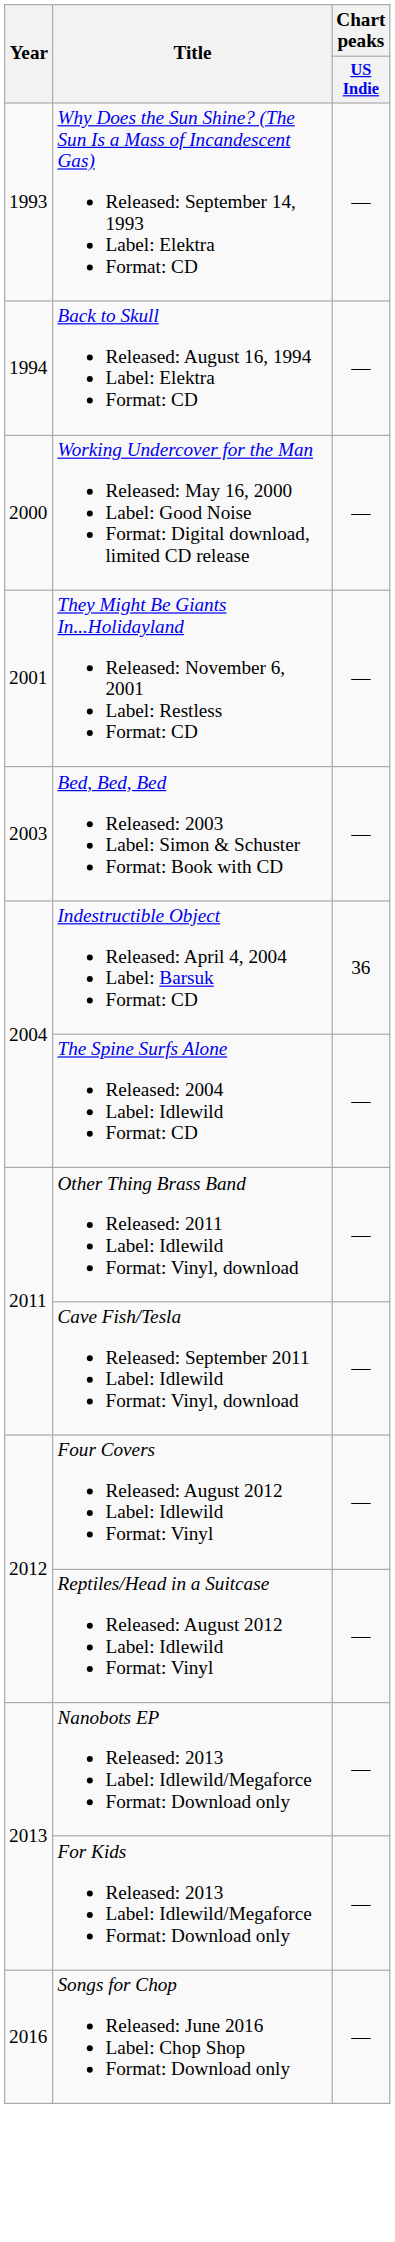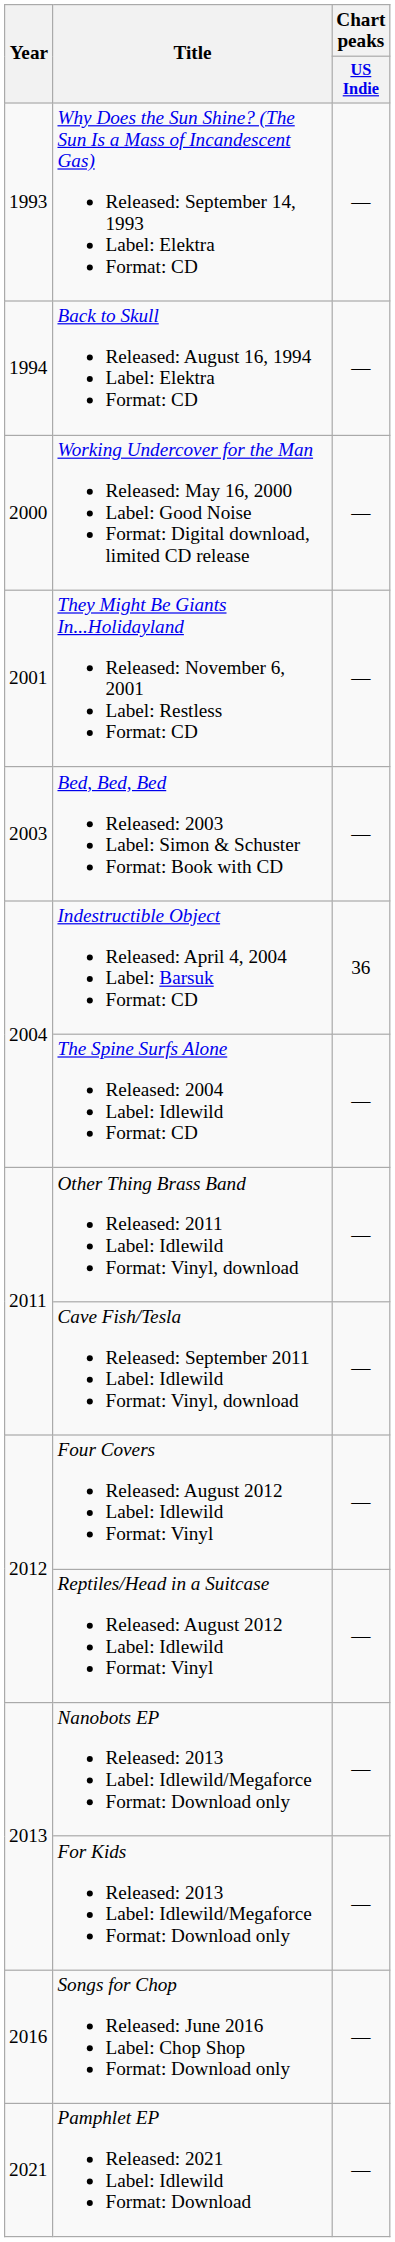+ row: (192, 2161)
